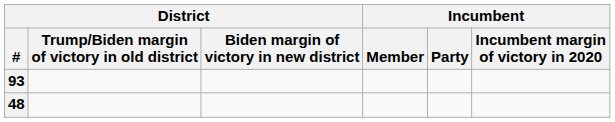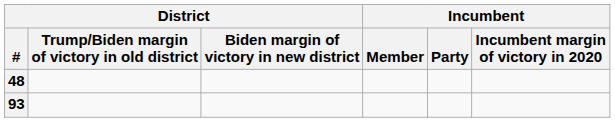rows swapped: (16, 104) <-> (16, 81)
